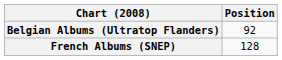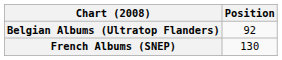(250, 47) 128 -> (250, 47) 130
